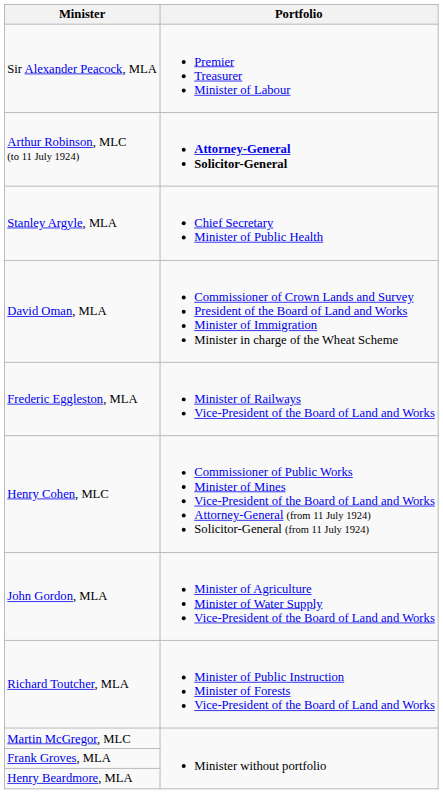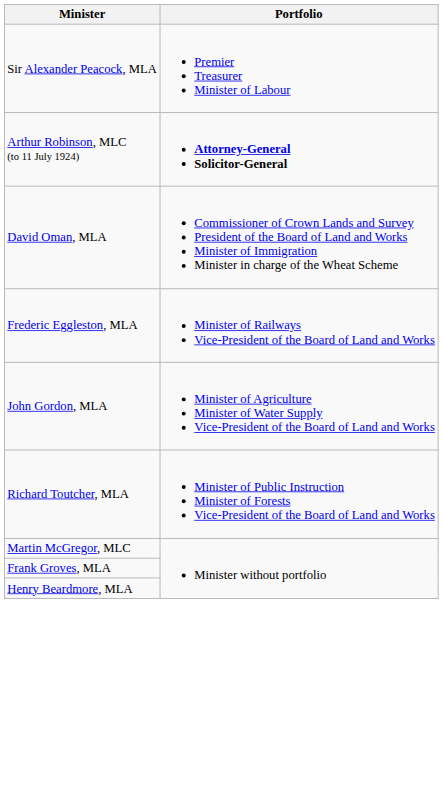- row: (62, 223)
- row: (58, 494)
